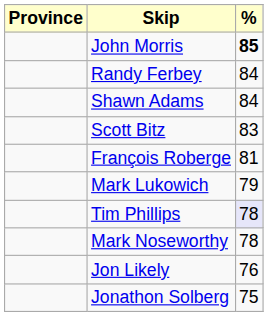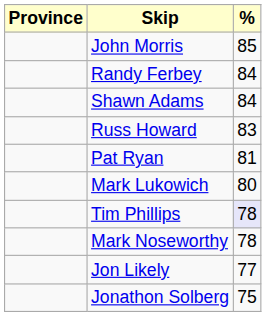(249, 46) bold -> (247, 46) normal
+ row: (144, 130)
- row: (128, 130)
+ row: (127, 158)
- row: (161, 158)
(249, 185) 79 -> (247, 185) 80
(249, 269) 76 -> (247, 269) 77
